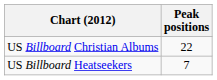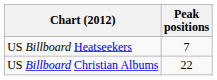rows swapped: (83, 46) <-> (70, 65)
